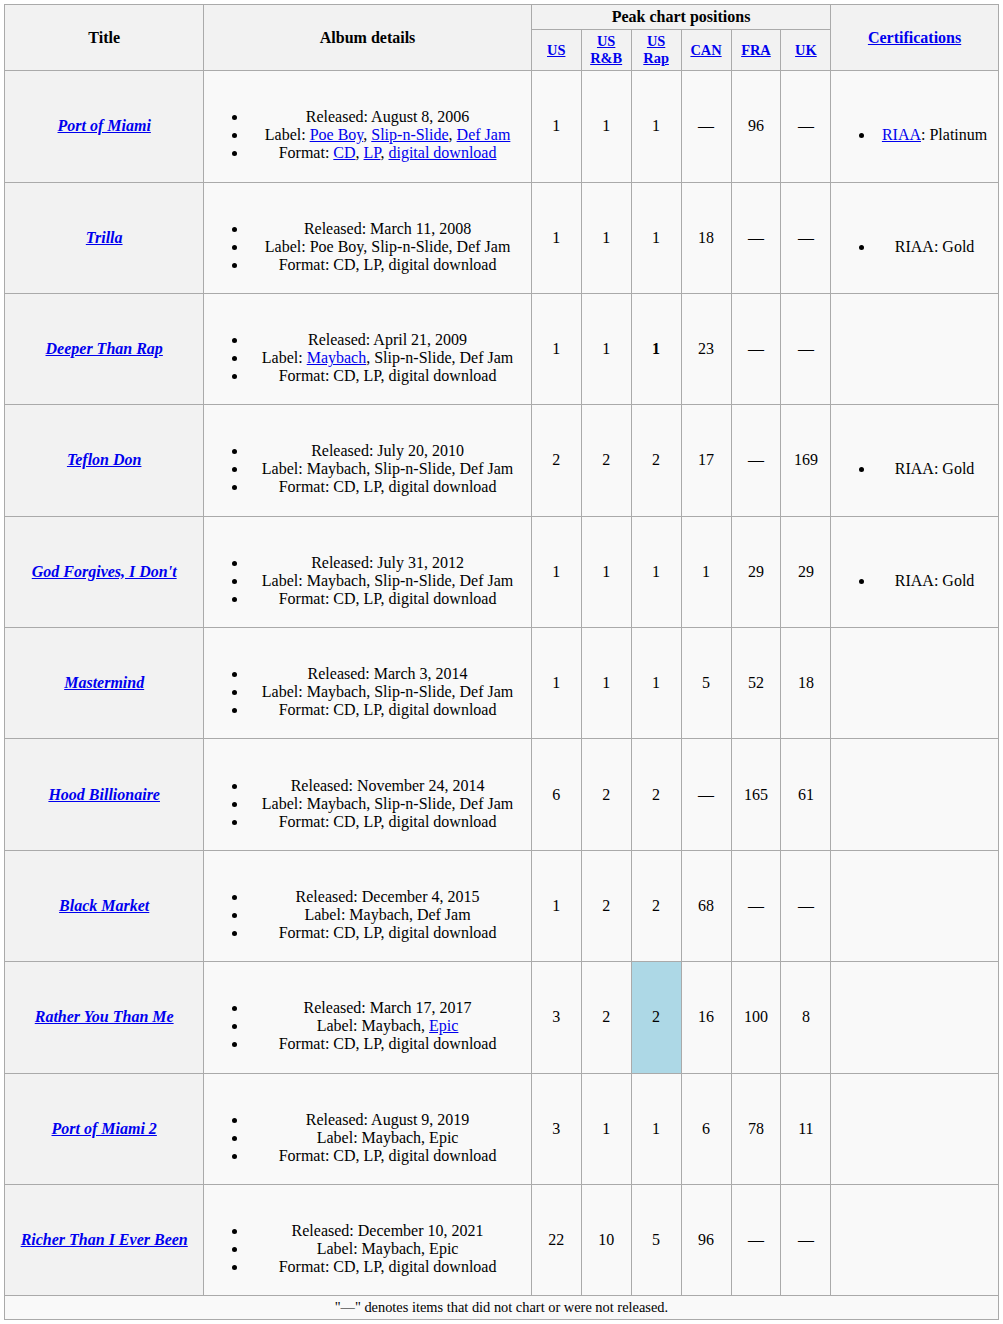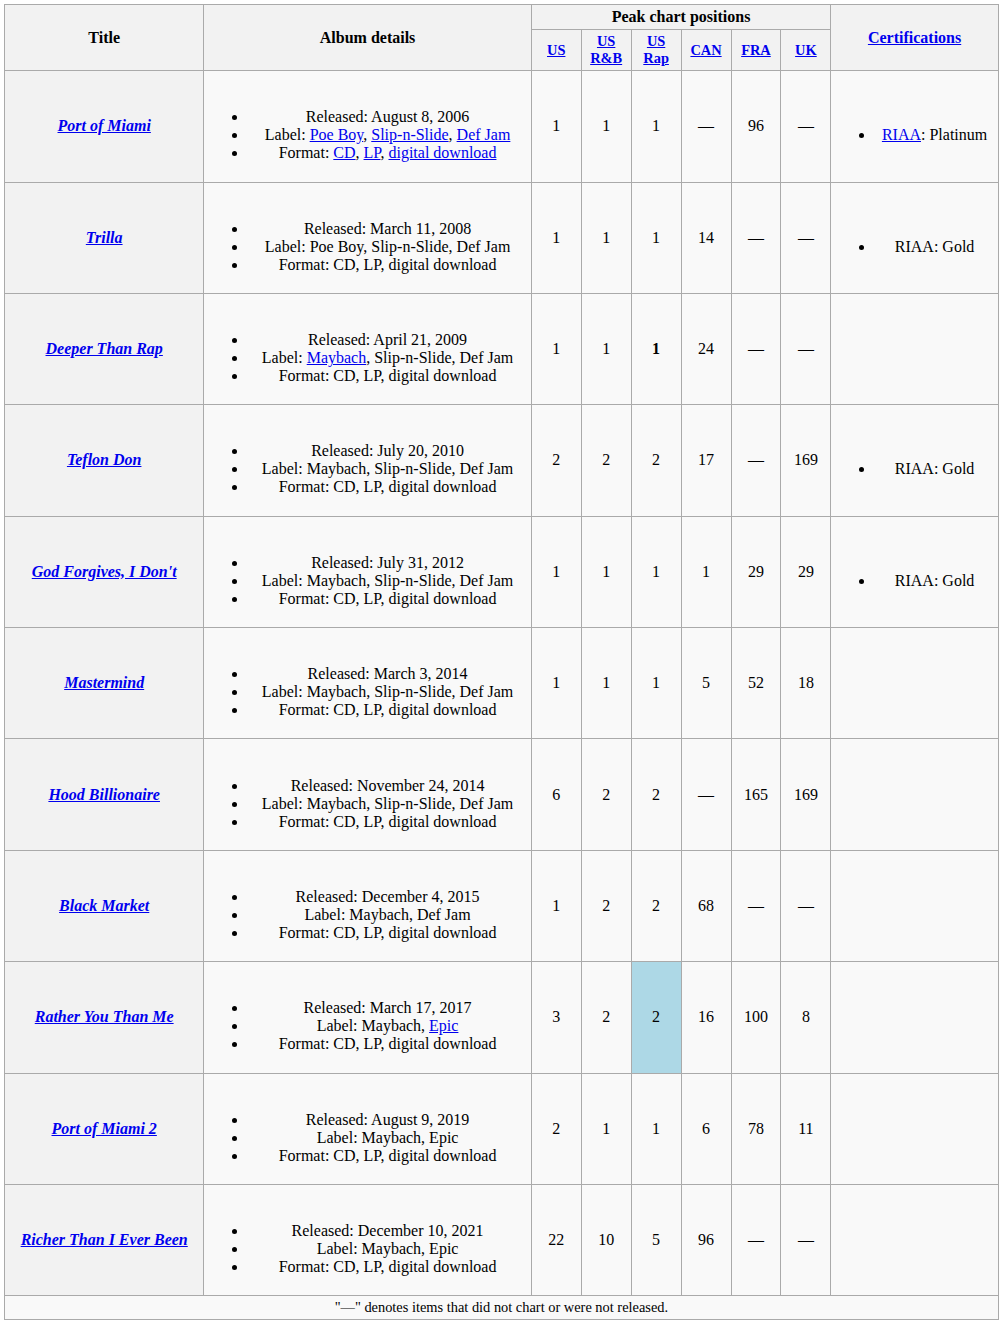(706, 237) 18 -> (706, 237) 14
(706, 349) 23 -> (706, 349) 24
(806, 794) 61 -> (806, 794) 169
(556, 1128) 3 -> (556, 1128) 2
